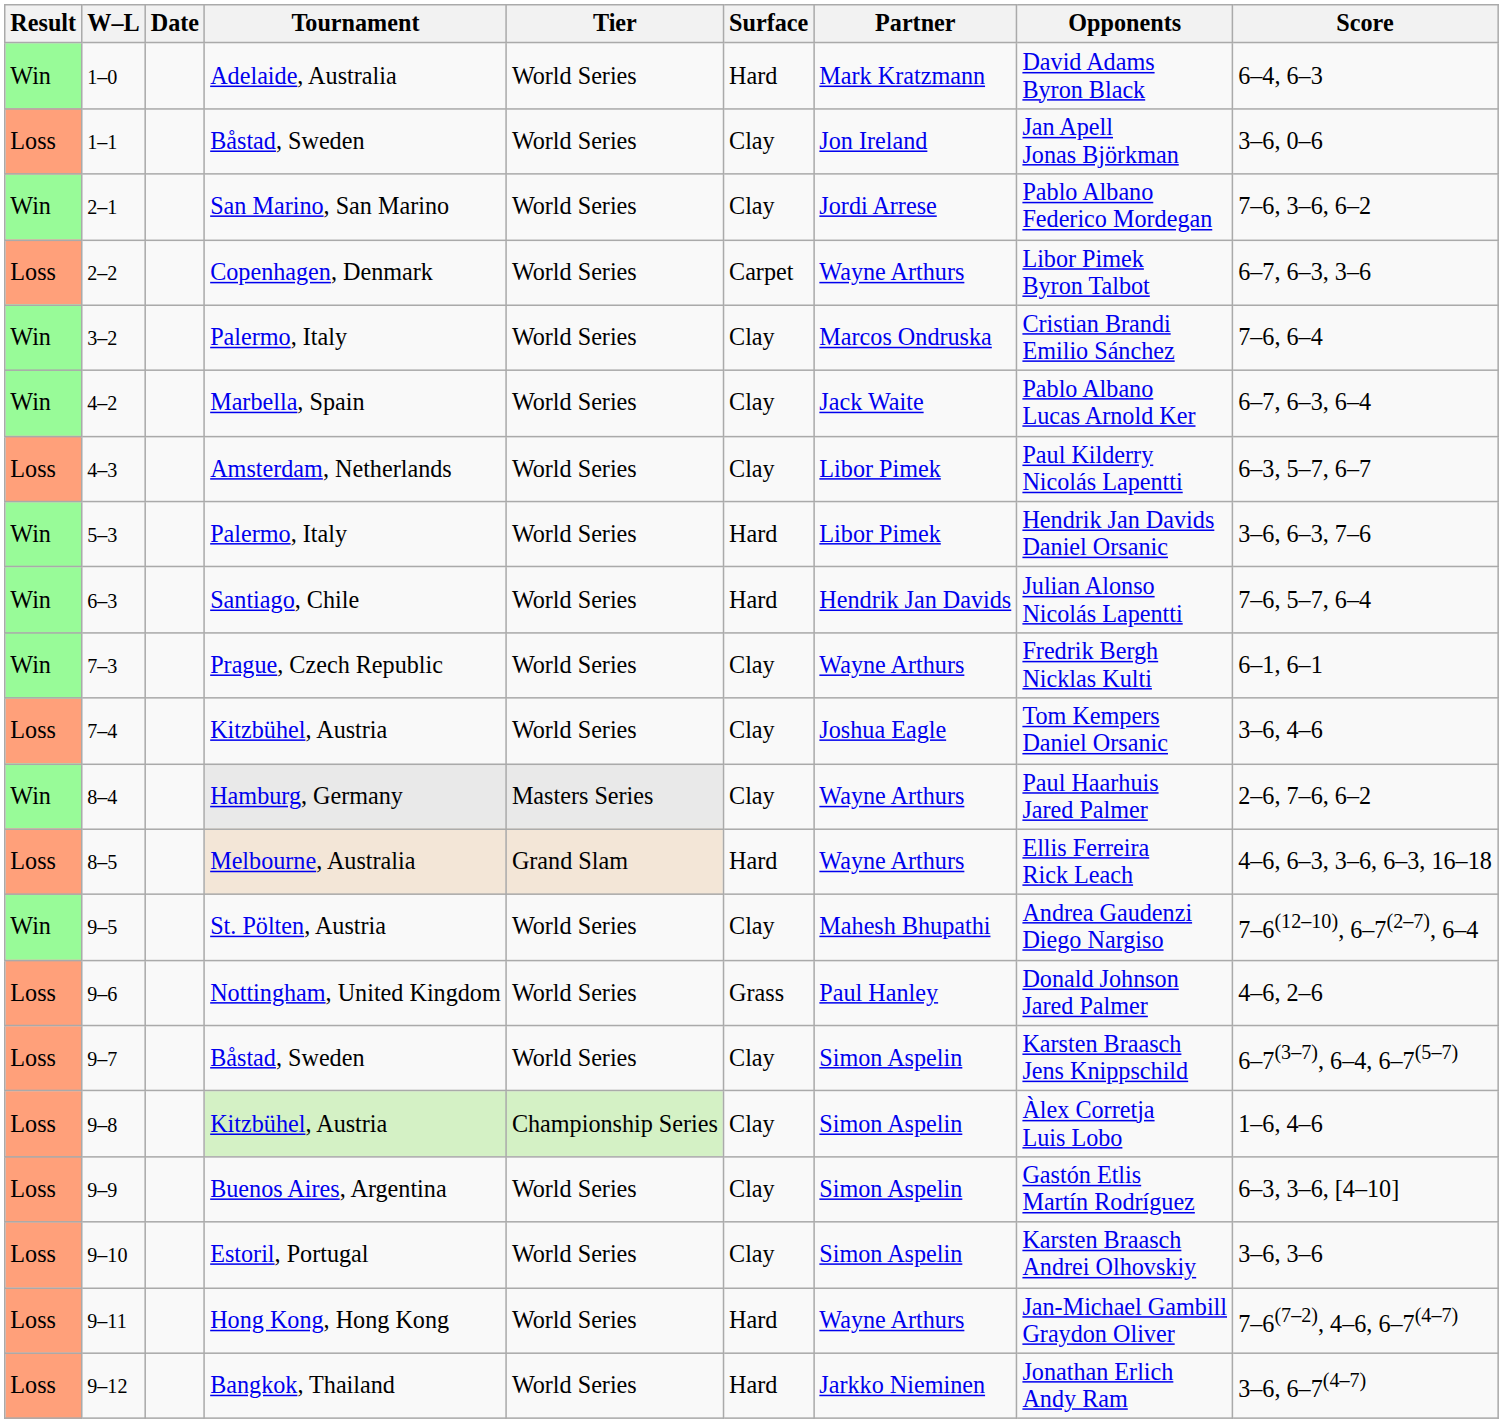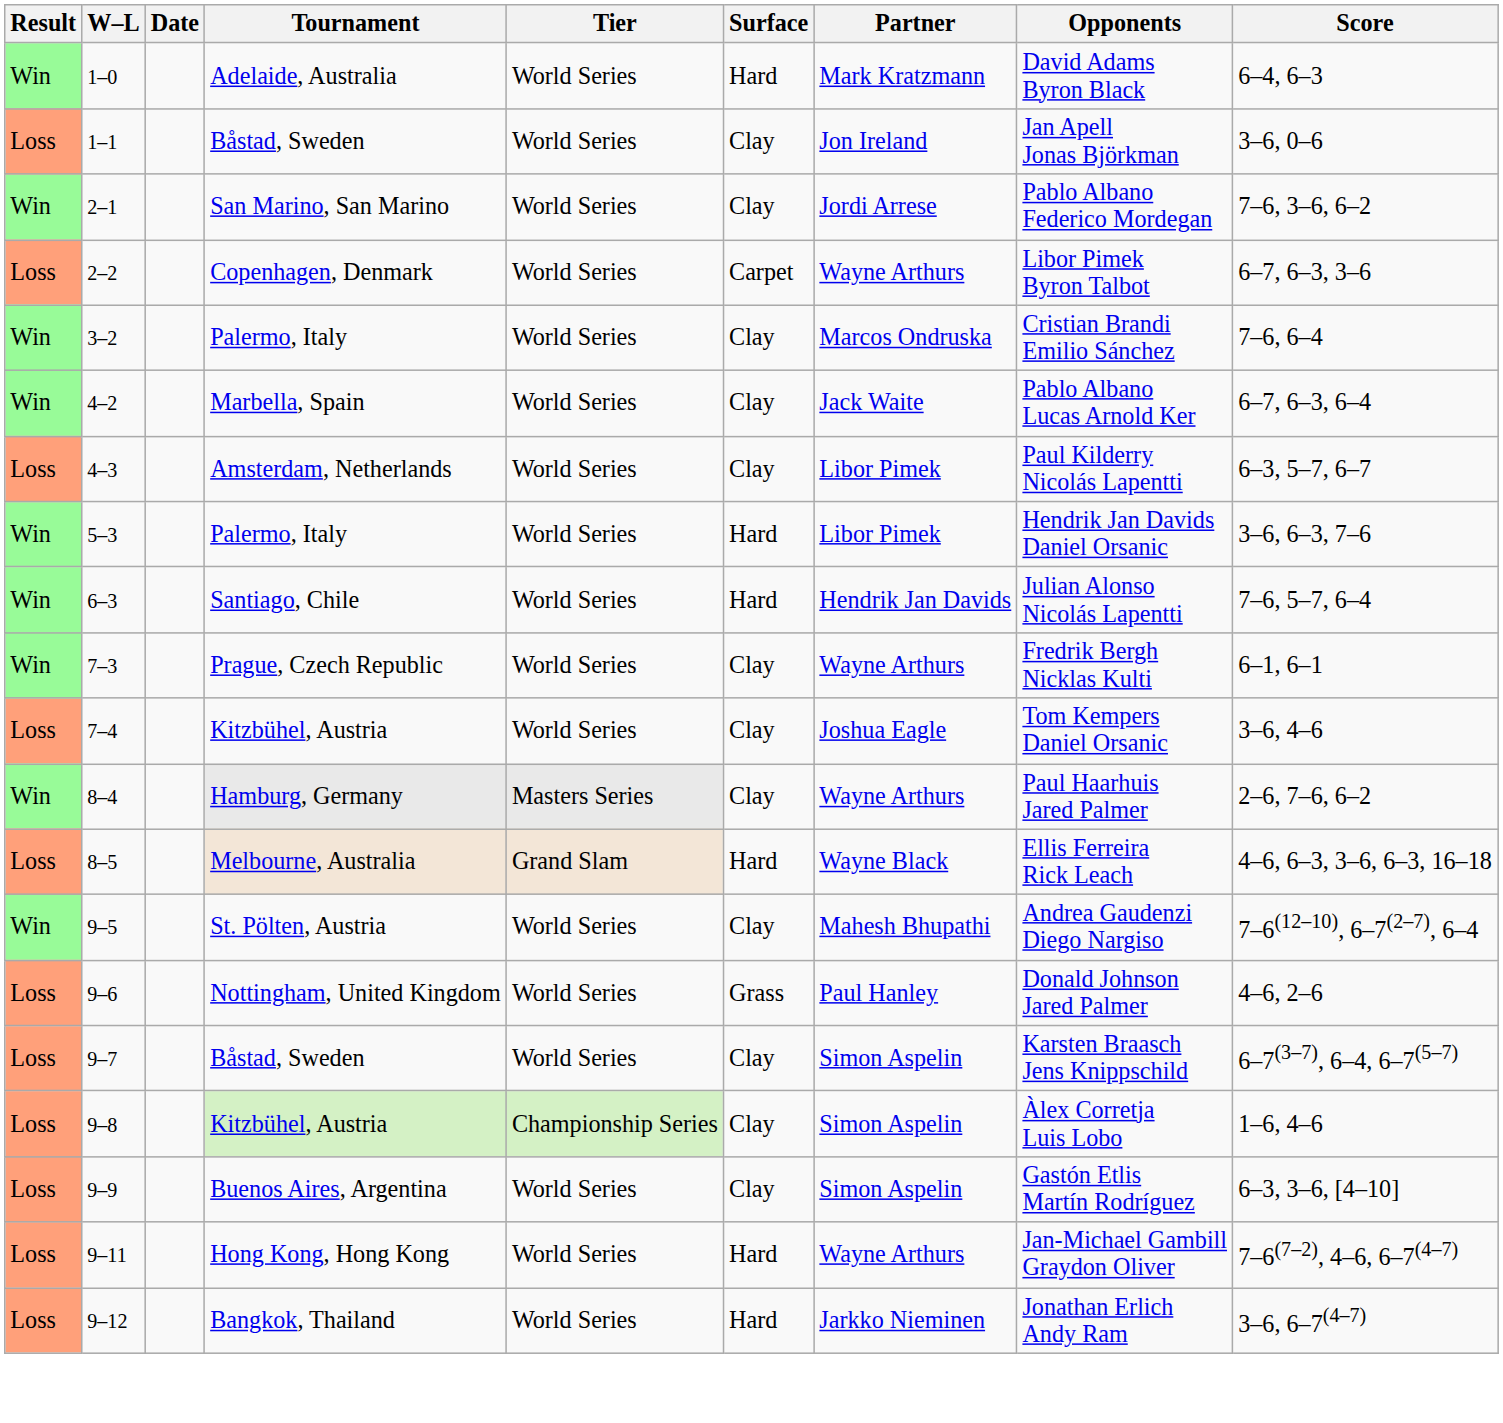(892, 861) Wayne Arthurs -> (884, 861) Wayne Black
- row: (107, 1256)
